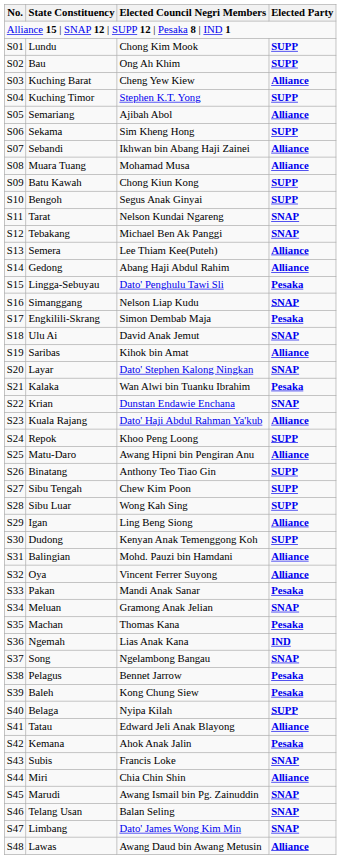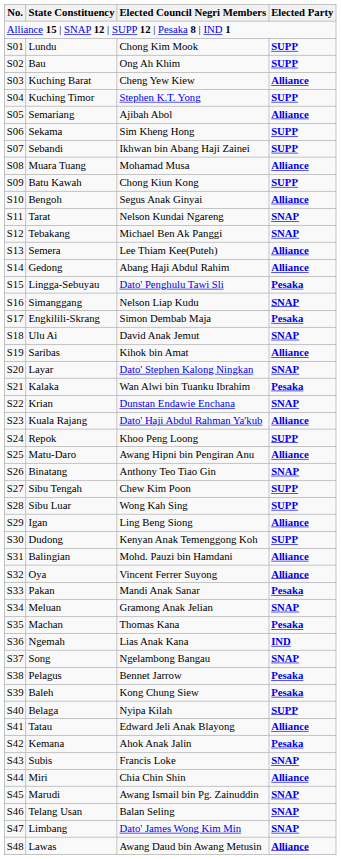(290, 149) Alliance -> (285, 149) SUPP
(285, 200) SUPP -> (290, 200) Alliance
(285, 472) SUPP -> (285, 472) SNAP
